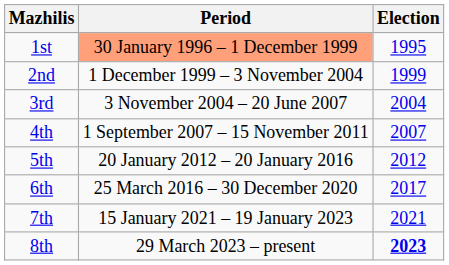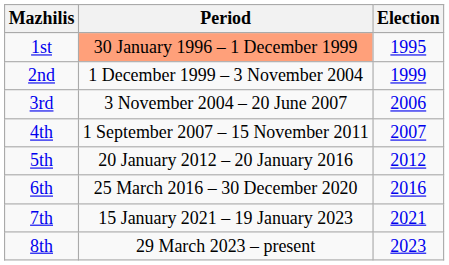(408, 103) 2004 -> (408, 103) 2006
(408, 189) 2017 -> (408, 189) 2016
(408, 246) bold -> (408, 246) normal
